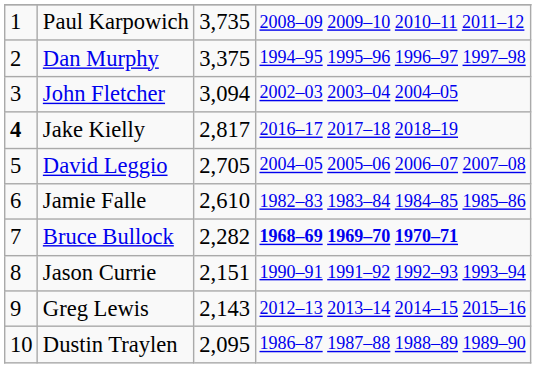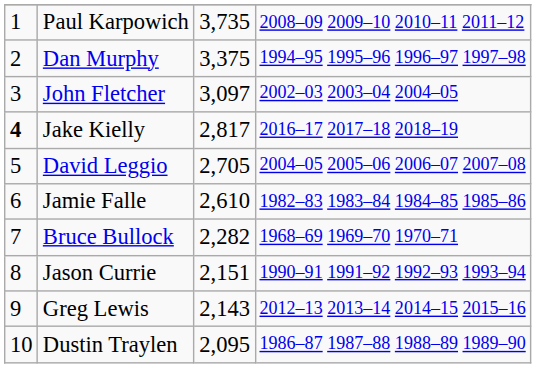(225, 93) 3,094 -> (225, 93) 3,097
(359, 237) bold -> (359, 237) normal
